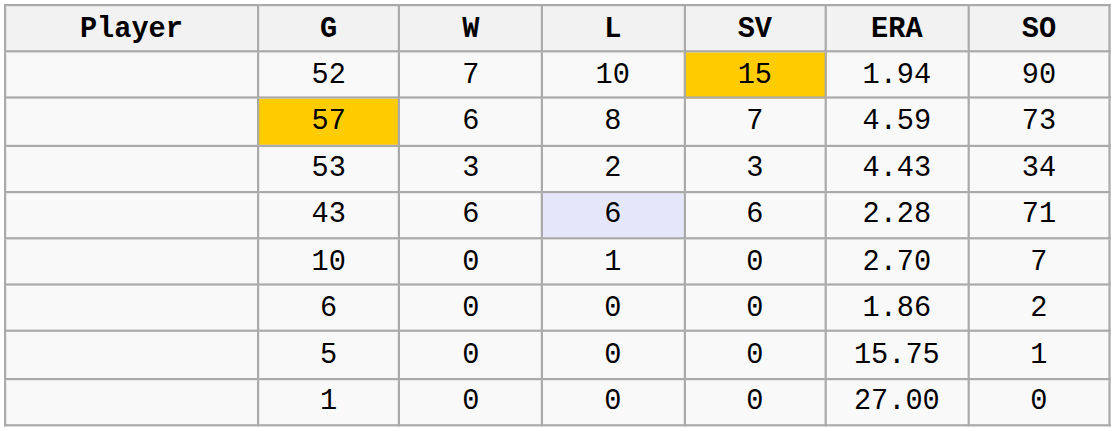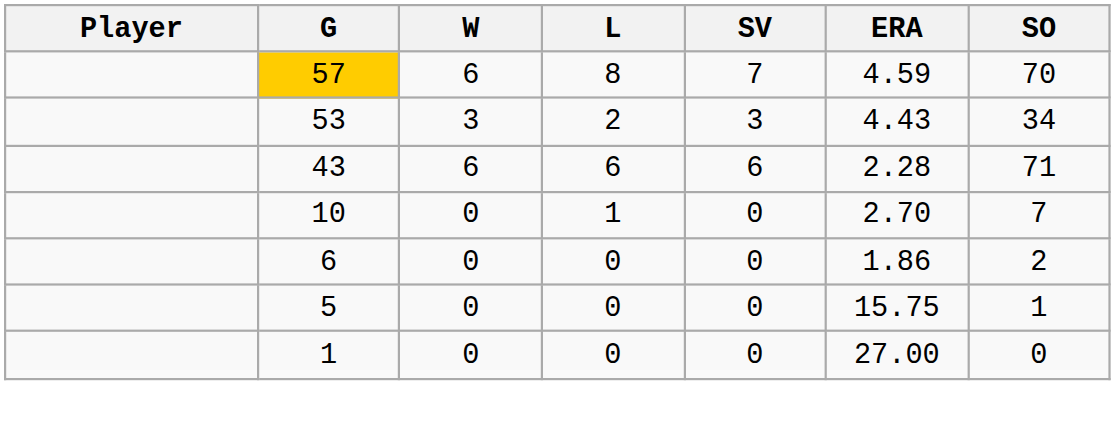- row: (329, 75)
(1039, 122) 73 -> (1039, 75) 70
(613, 215) lavender background -> (613, 168) no background
